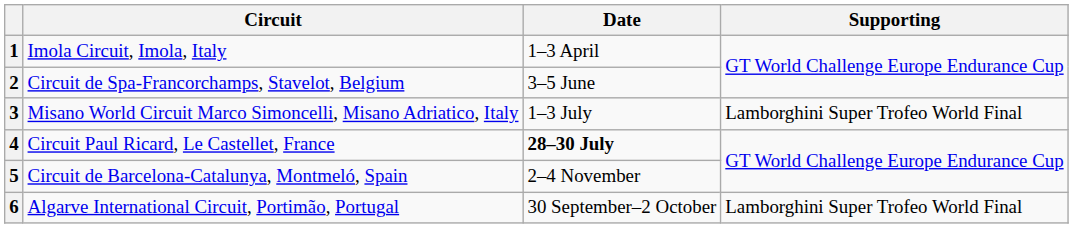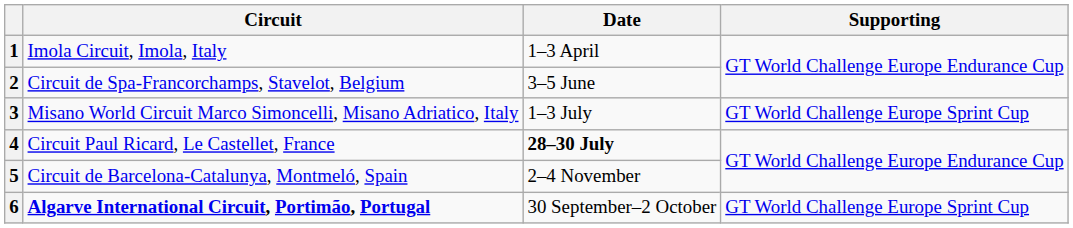(874, 113) Lamborghini Super Trofeo World Final -> (877, 113) GT World Challenge Europe Sprint Cup
(213, 206) normal -> (229, 206) bold
(874, 206) Lamborghini Super Trofeo World Final -> (877, 206) GT World Challenge Europe Sprint Cup
